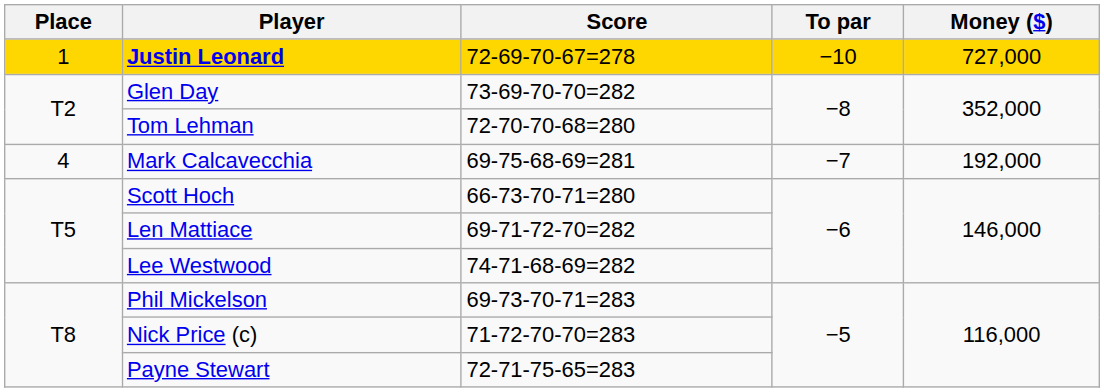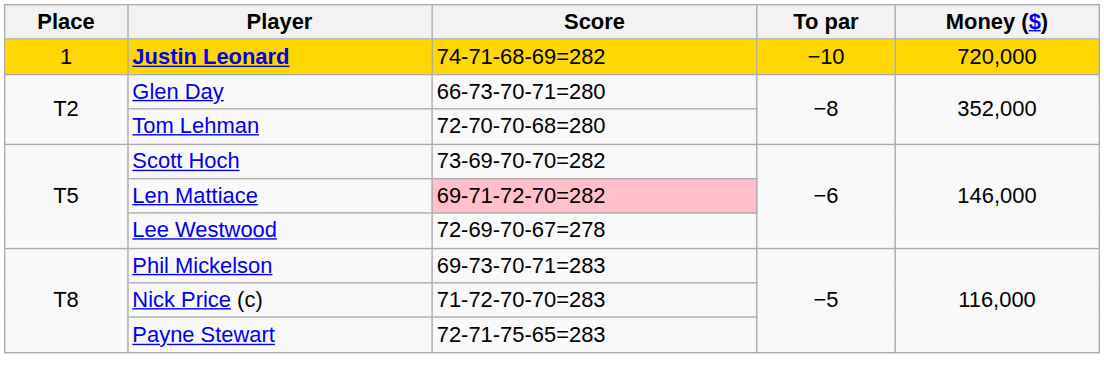(551, 56) 72-69-70-67=278 -> (521, 56) 74-71-68-69=282
(1002, 56) 727,000 -> (997, 56) 720,000
(551, 91) 73-69-70-70=282 -> (521, 91) 66-73-70-71=280
- row: (219, 160)
(551, 195) 66-73-70-71=280 -> (521, 160) 73-69-70-70=282
(551, 230) no background -> (521, 195) pink background
(551, 265) 74-71-68-69=282 -> (521, 230) 72-69-70-67=278
